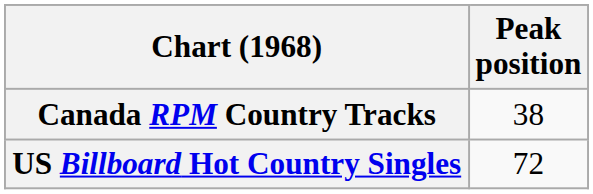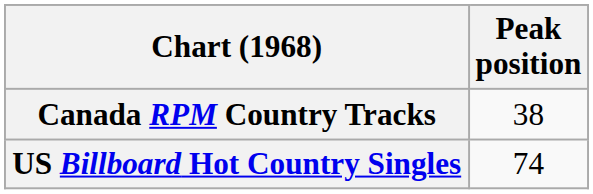(528, 163) 72 -> (528, 163) 74
